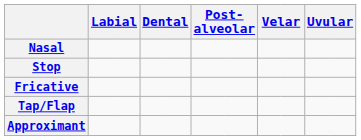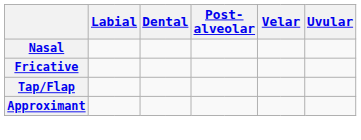- row: (46, 68)
